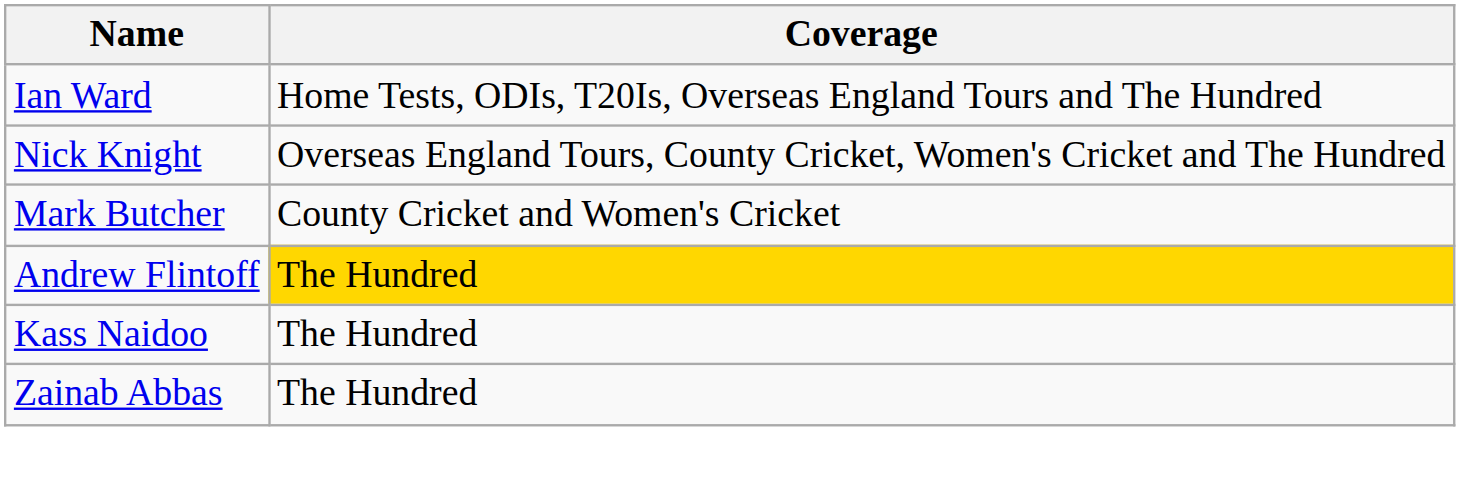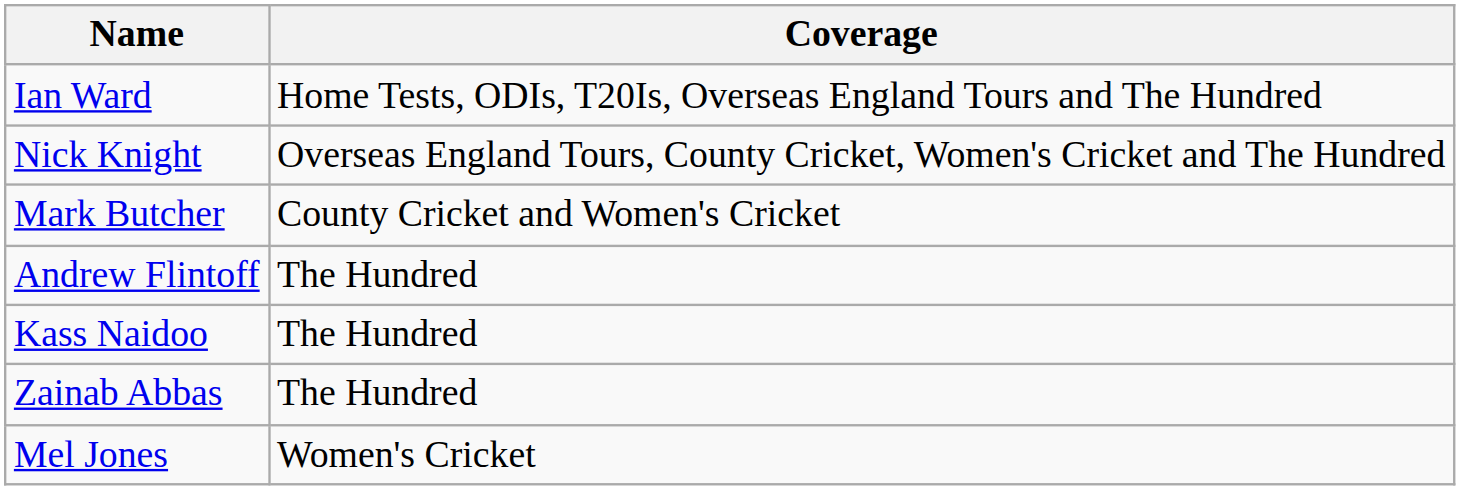(377, 273) gold background -> (377, 273) no background
+ row: (91, 453)
